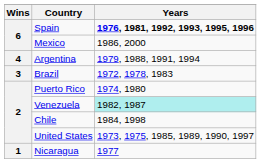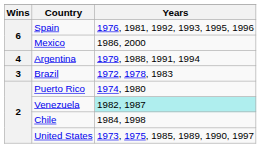(176, 28) bold -> (176, 28) normal
- row: (56, 151)
